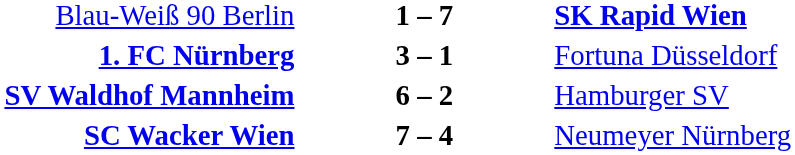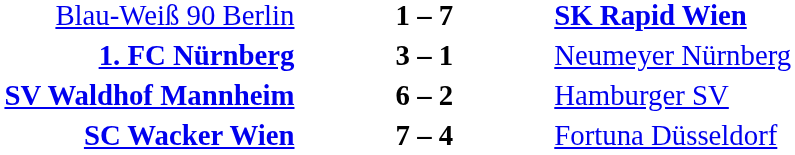(666, 55) Fortuna Düsseldorf -> (673, 55) Neumeyer Nürnberg
(673, 135) Neumeyer Nürnberg -> (666, 135) Fortuna Düsseldorf
